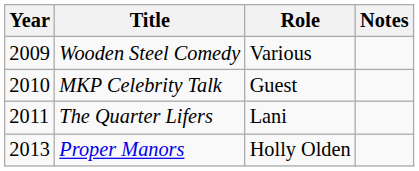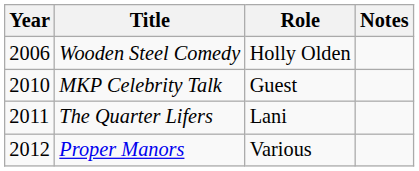(30, 52) 2009 -> (30, 52) 2006
(281, 52) Various -> (300, 52) Holly Olden
(30, 149) 2013 -> (30, 149) 2012
(300, 149) Holly Olden -> (281, 149) Various
